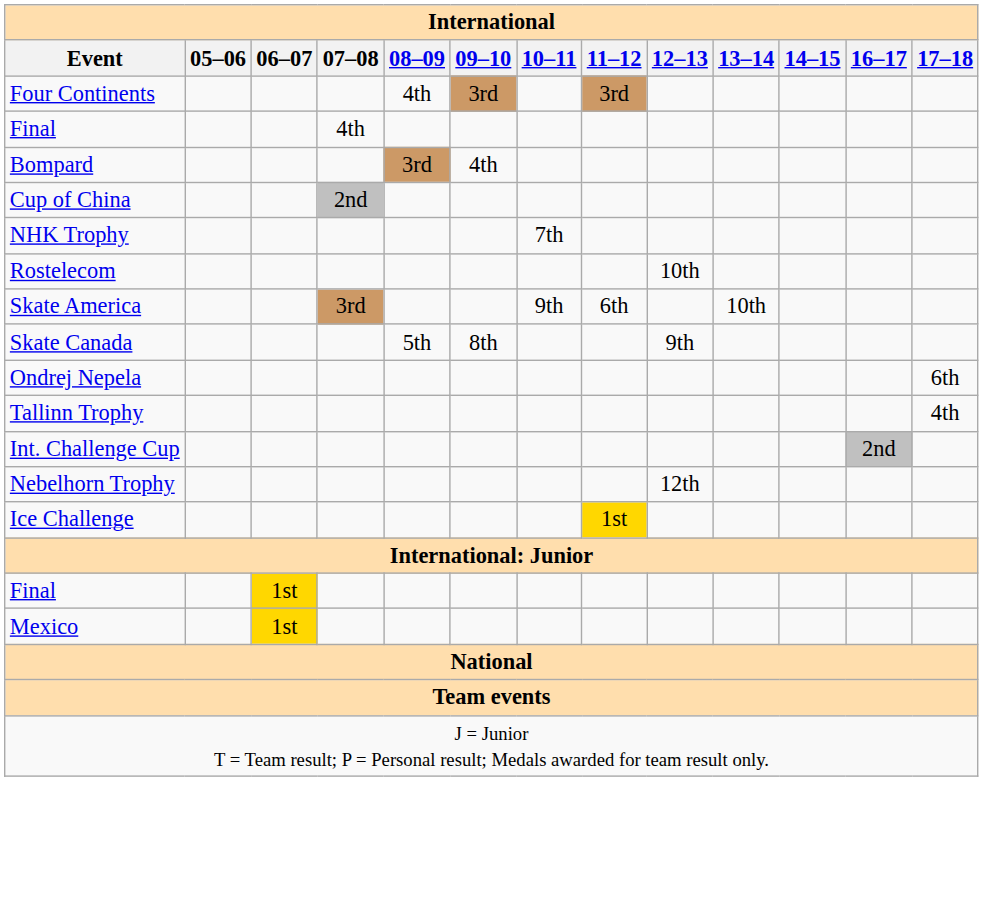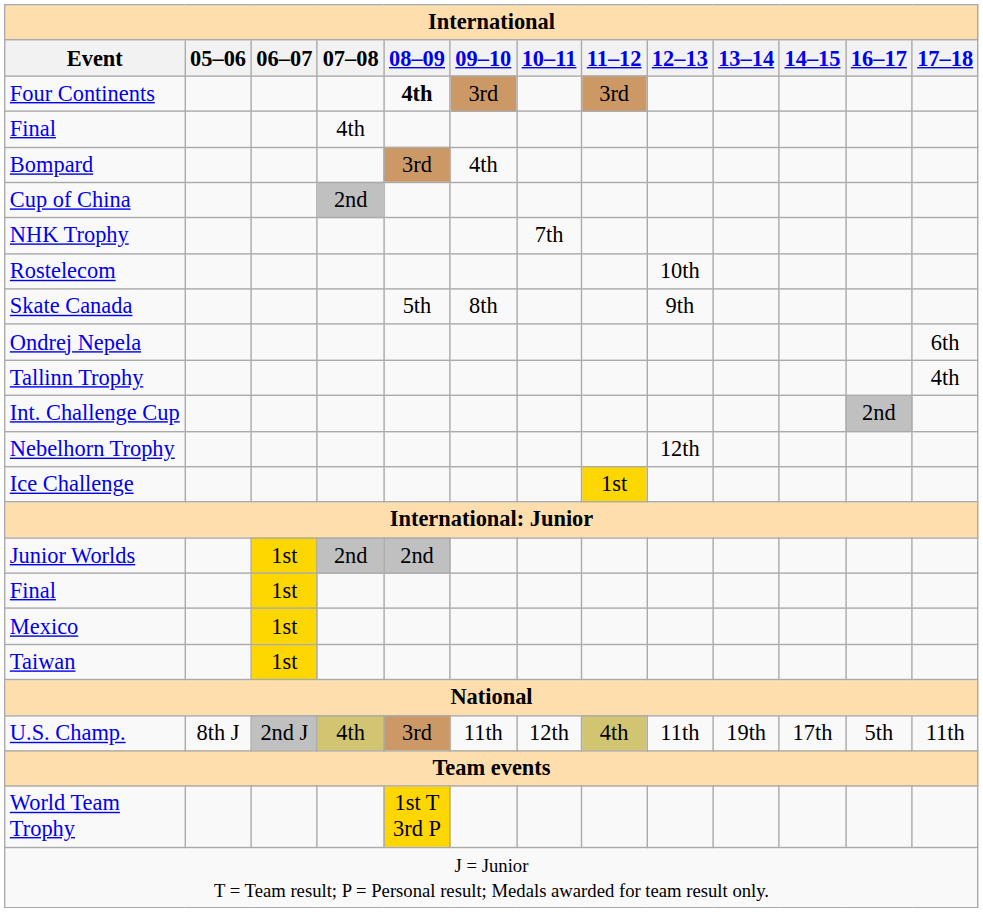(417, 93) normal -> (417, 93) bold
- row: (75, 306)
+ row: (73, 555)
+ row: (43, 661)
+ row: (68, 732)
+ row: (65, 816)
